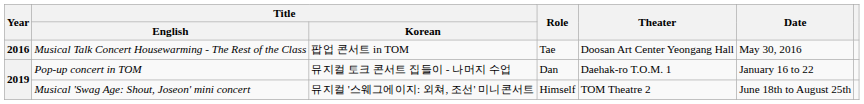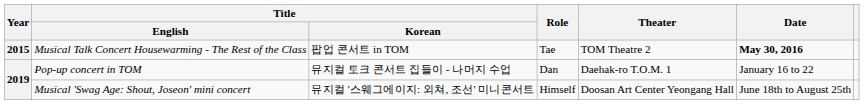(18, 49) 2016 -> (18, 49) 2015
(657, 49) Doosan Art Center Yeongang Hall -> (616, 49) TOM Theatre 2
(770, 49) normal -> (771, 49) bold
(616, 89) TOM Theatre 2 -> (657, 89) Doosan Art Center Yeongang Hall
